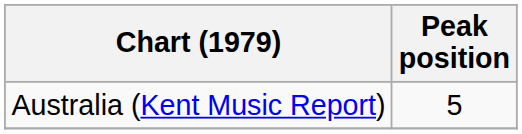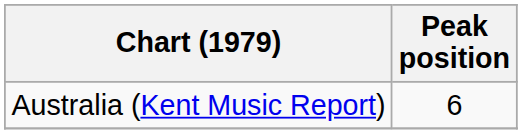(454, 104) 5 -> (454, 104) 6
